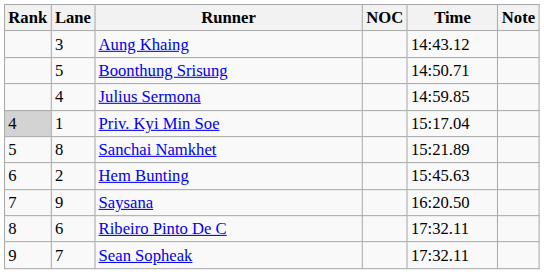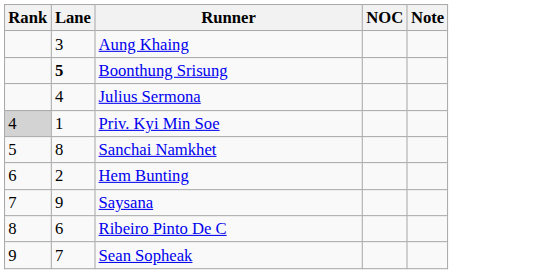- column: (453, 17)
(59, 70) normal -> (59, 70) bold
